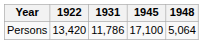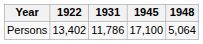(69, 30) 13,420 -> (69, 30) 13,402
